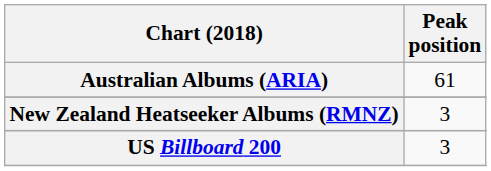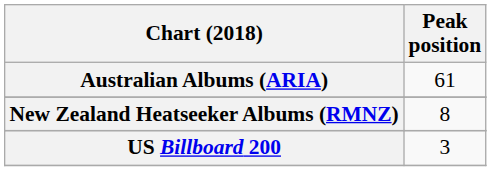(445, 113) 3 -> (445, 113) 8
